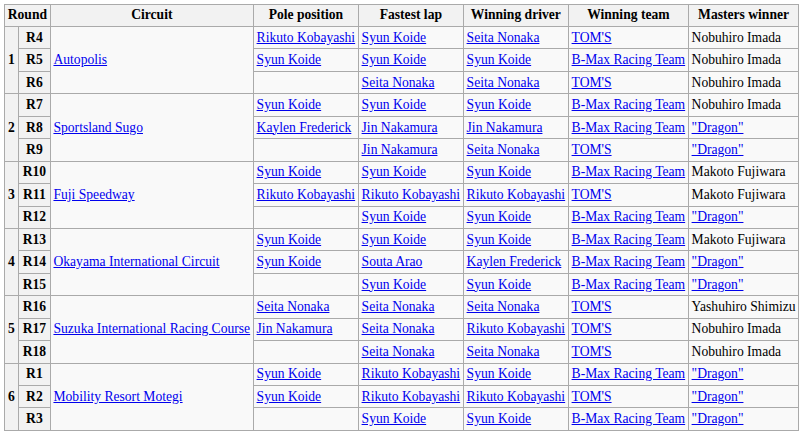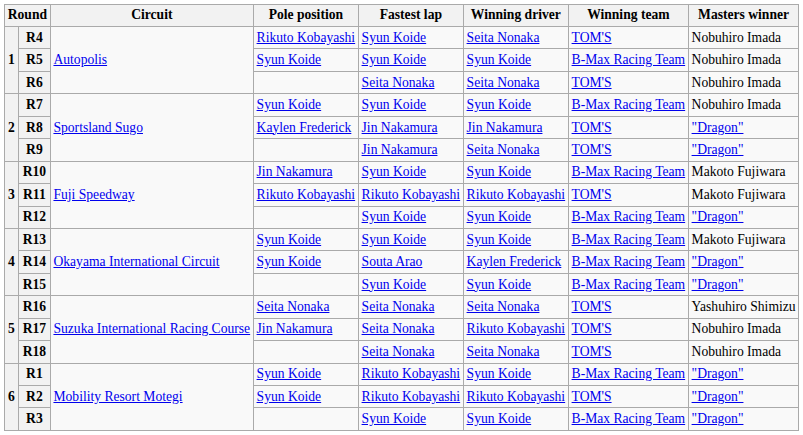(628, 127) B-Max Racing Team -> (592, 127) TOM'S
(289, 172) Syun Koide -> (295, 172) Jin Nakamura
